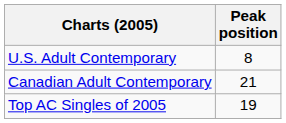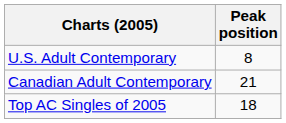(248, 105) 19 -> (248, 105) 18
